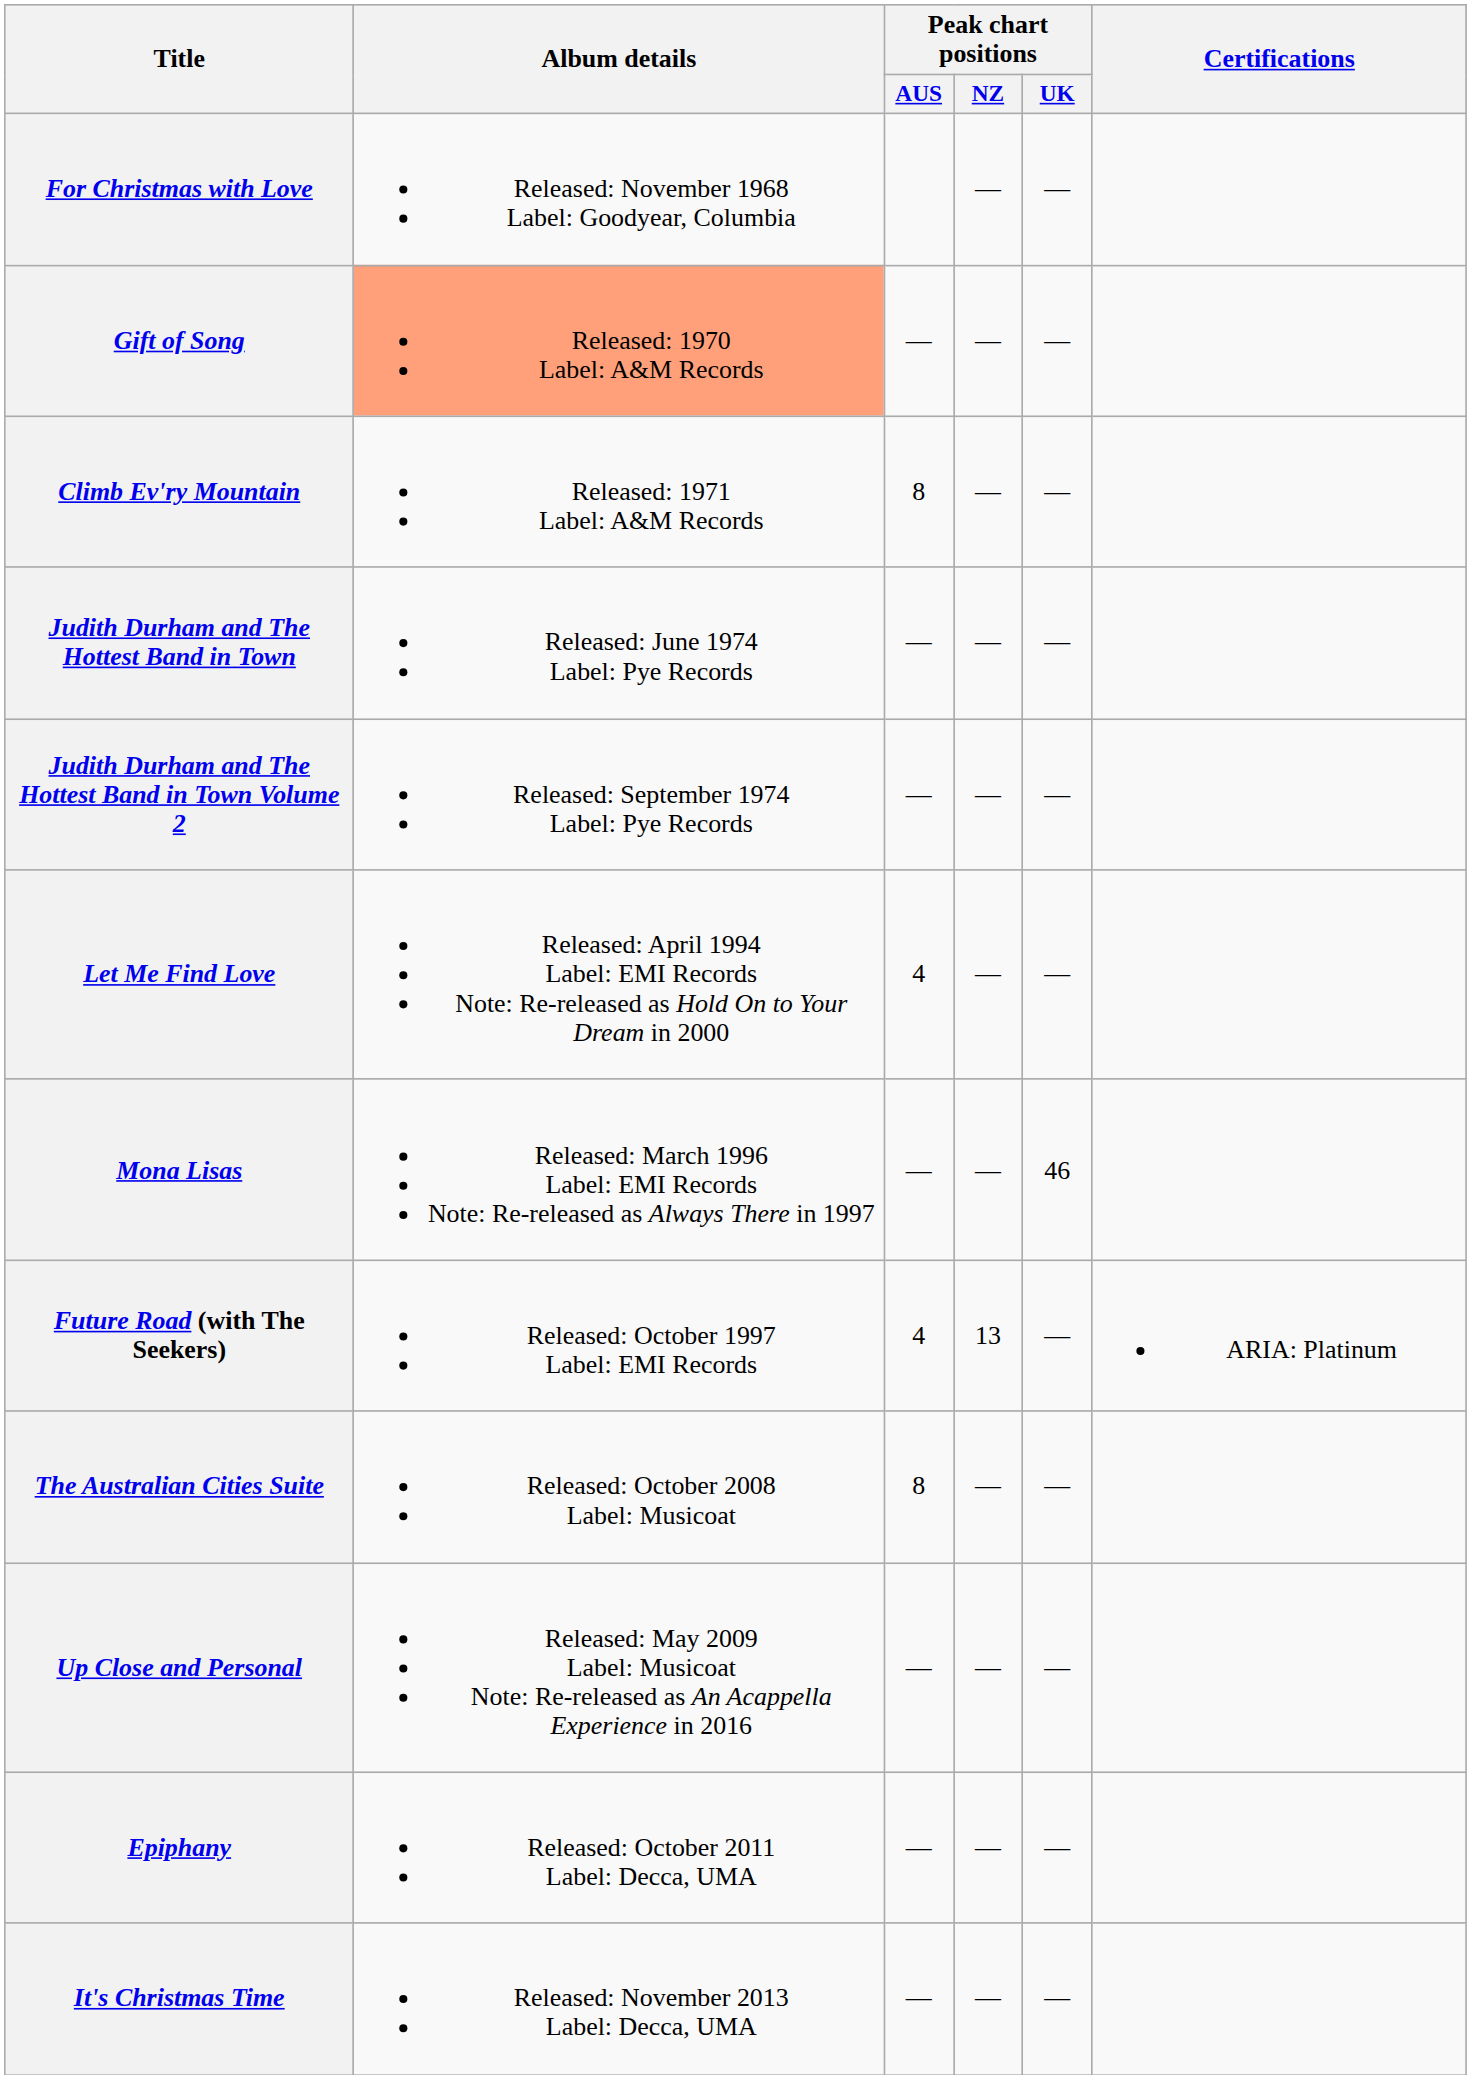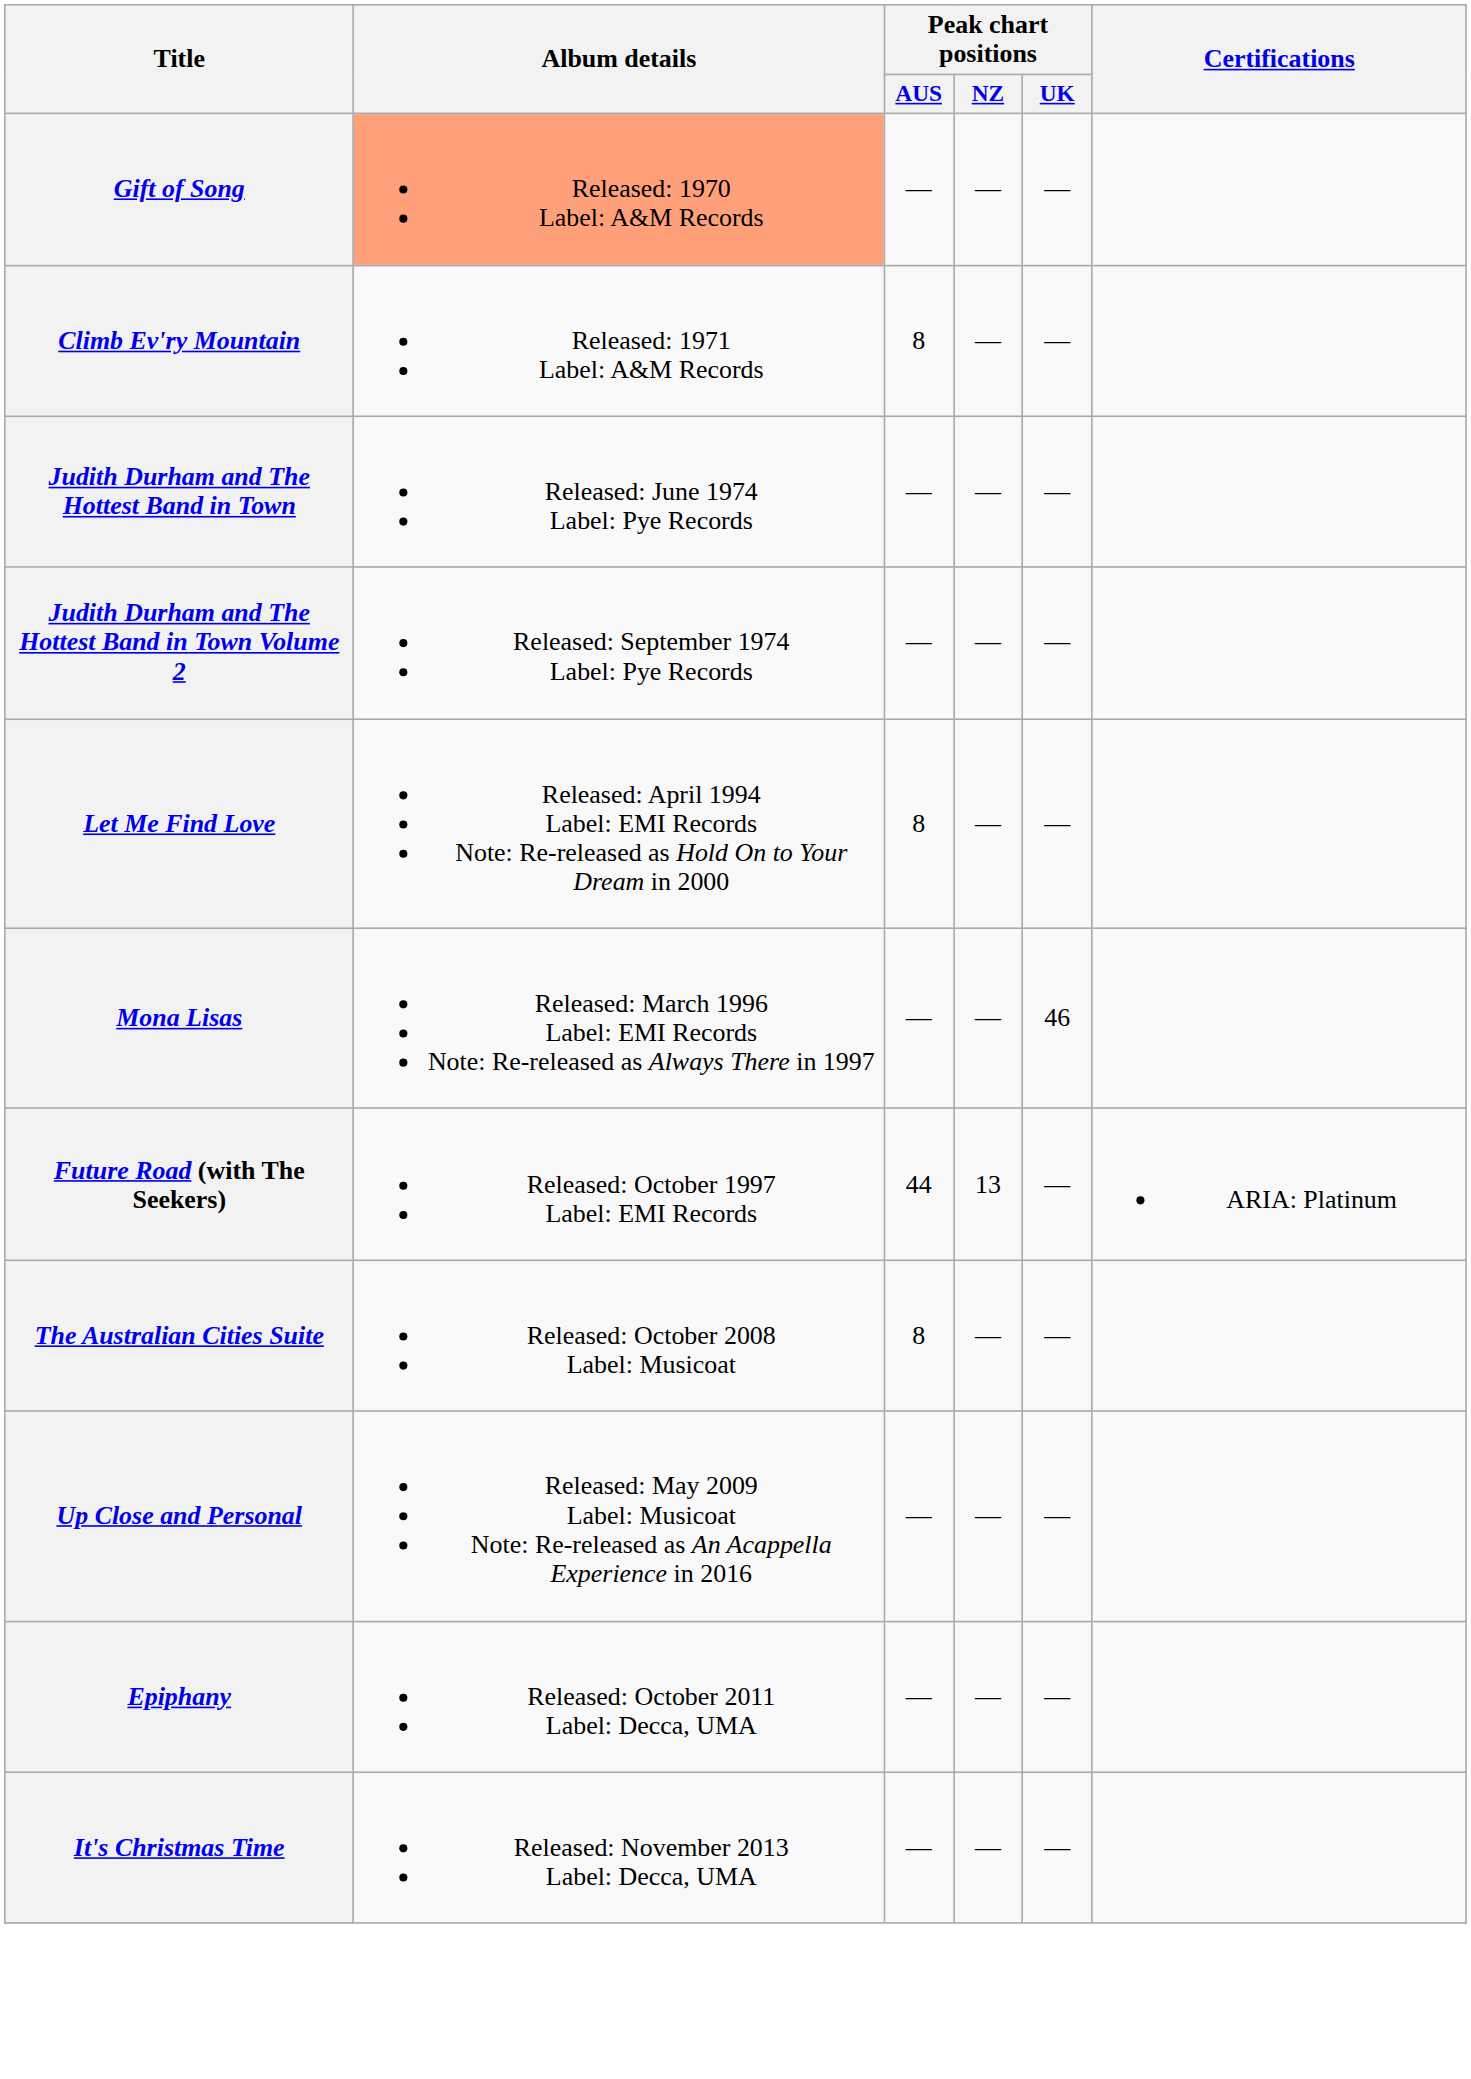- row: (179, 188)
(919, 974) 4 -> (919, 823) 8
(919, 1335) 4 -> (919, 1183) 44
